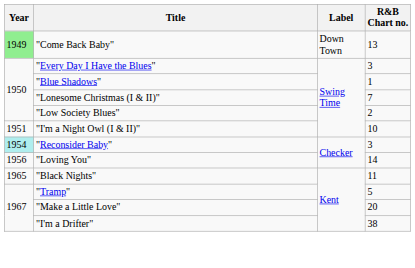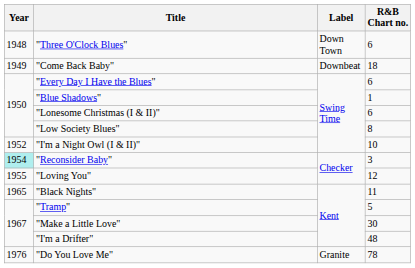+ row: (82, 44)
(17, 44) lightgreen background -> (17, 66) no background
(332, 44) Down Town -> (340, 66) Downbeat
(372, 44) 13 -> (372, 66) 18
(370, 66) 3 -> (370, 81) 6
(370, 97) 7 -> (370, 113) 6
(370, 113) 2 -> (370, 129) 8
(17, 129) 1951 -> (17, 144) 1952
(17, 160) 1956 -> (17, 176) 1955
(372, 160) 14 -> (372, 176) 12
(372, 207) 20 -> (372, 223) 30
(372, 223) 38 -> (372, 239) 48
+ row: (74, 254)
